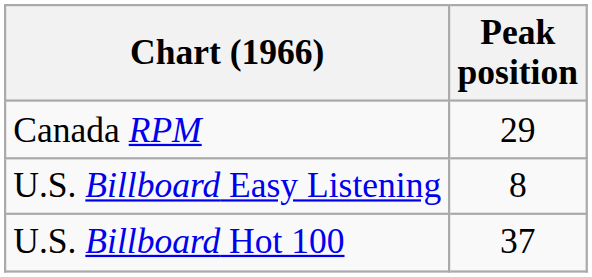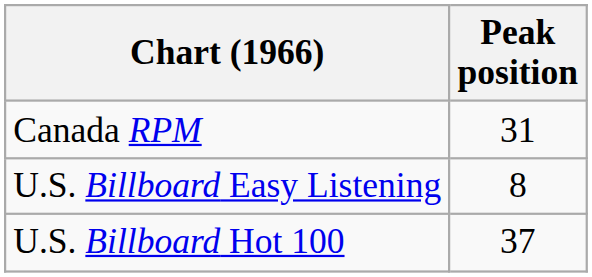(518, 128) 29 -> (518, 128) 31
